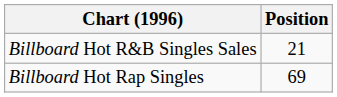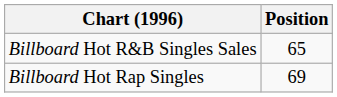(297, 48) 21 -> (297, 48) 65
